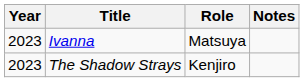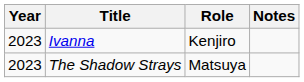(217, 40) Matsuya -> (212, 40) Kenjiro
(212, 64) Kenjiro -> (217, 64) Matsuya
